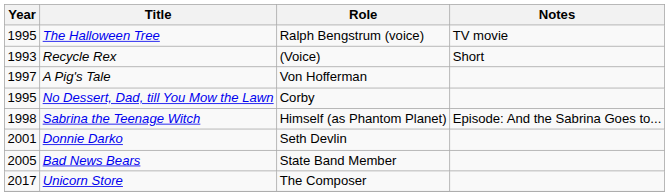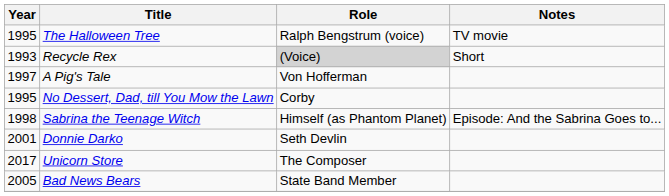(300, 56) no background -> (300, 56) lightgrey background
rows swapped: (92, 160) <-> (83, 181)
